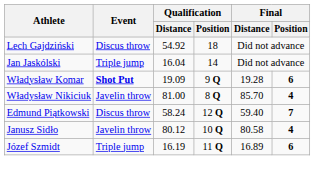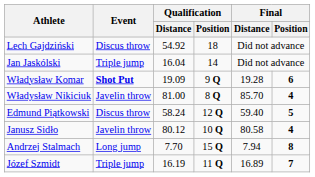(291, 113) 7 -> (291, 113) 5
+ row: (43, 147)
(291, 147) 6 -> (291, 164) 7
